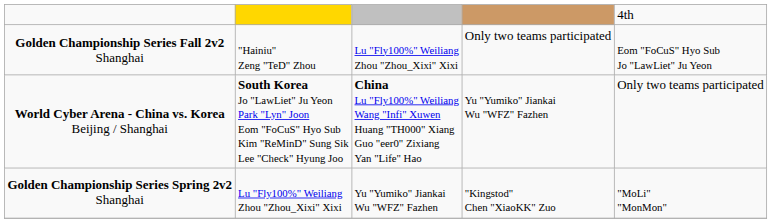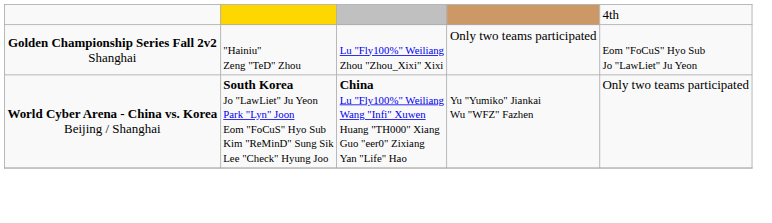- row: (120, 193)
